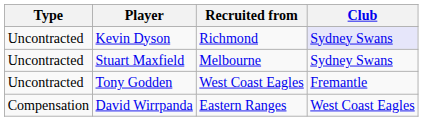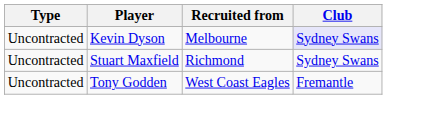(229, 37) Richmond -> (216, 37) Melbourne
(230, 60) Melbourne -> (215, 60) Richmond
- row: (144, 104)
